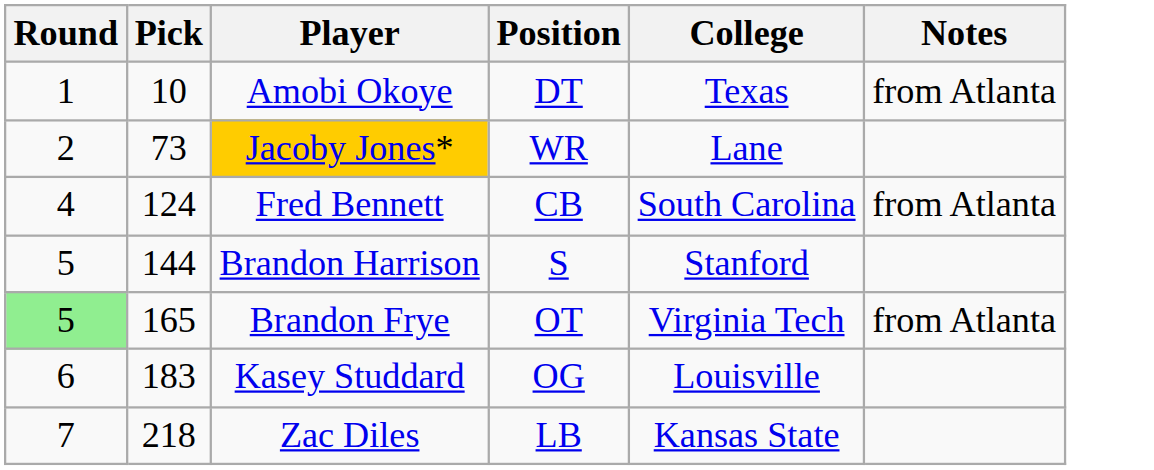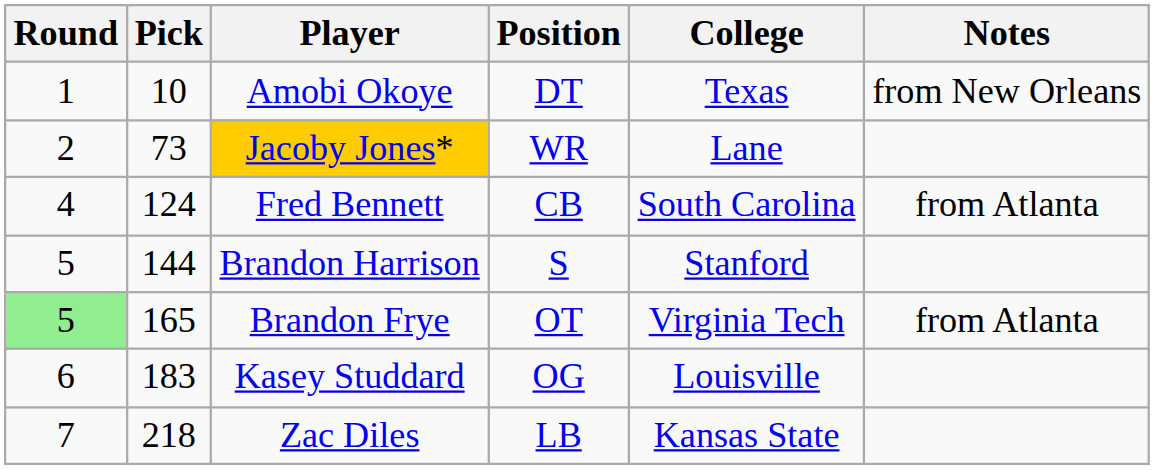(964, 90) from Atlanta -> (1007, 90) from New Orleans
